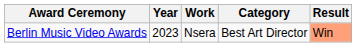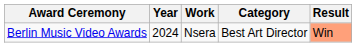(165, 32) 2023 -> (165, 32) 2024
